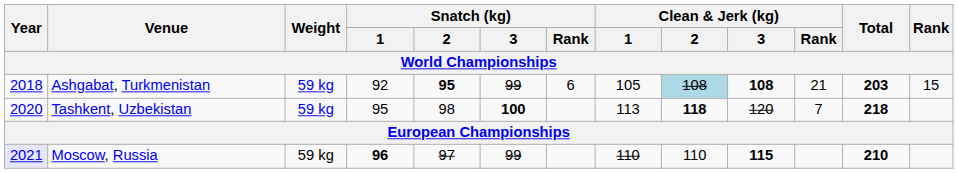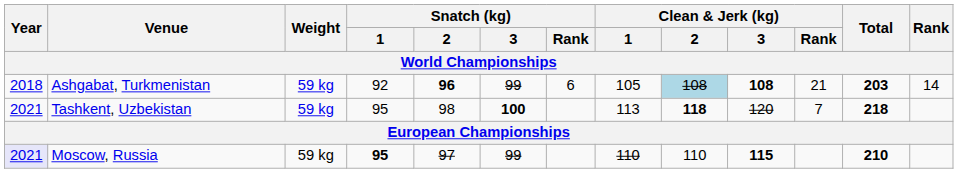(447, 86) 95 -> (447, 86) 96
(931, 86) 15 -> (931, 86) 14
(26, 109) 2020 -> (26, 109) 2021
(380, 156) 96 -> (380, 156) 95
